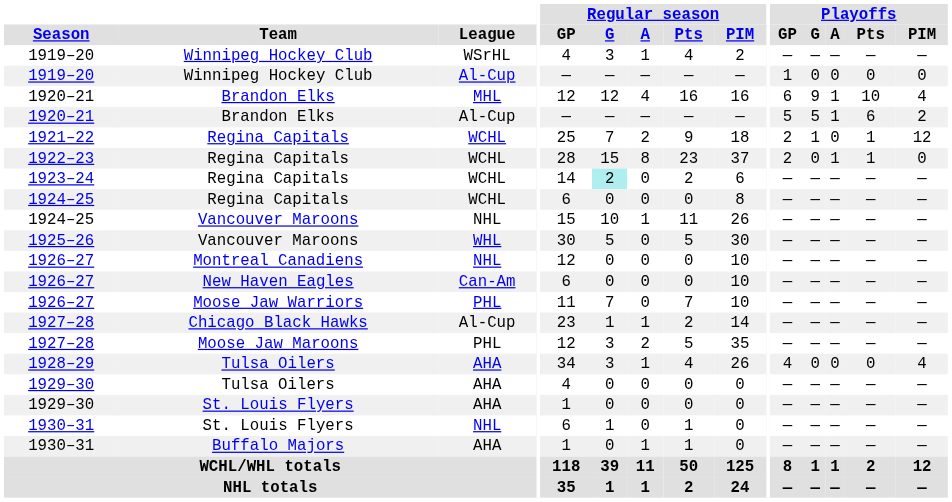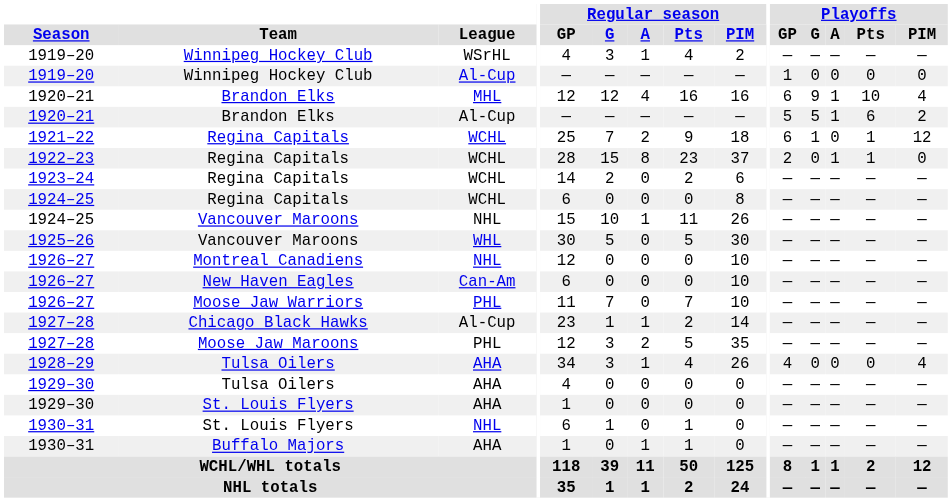(788, 138) 2 -> (788, 138) 6
(610, 179) paleturquoise background -> (610, 179) no background
